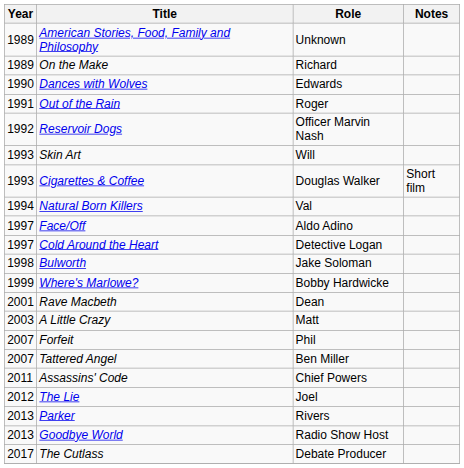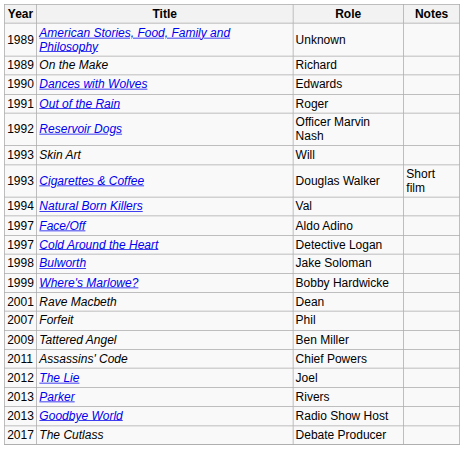- row: (75, 320)
(20, 359) 2007 -> (20, 339) 2009
